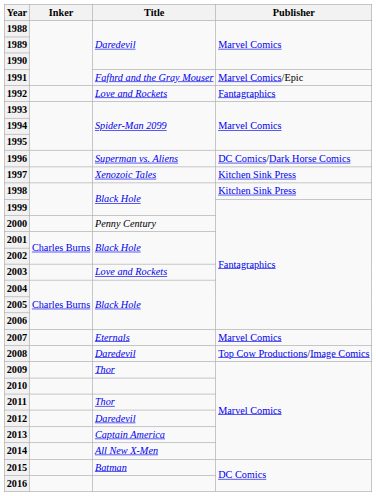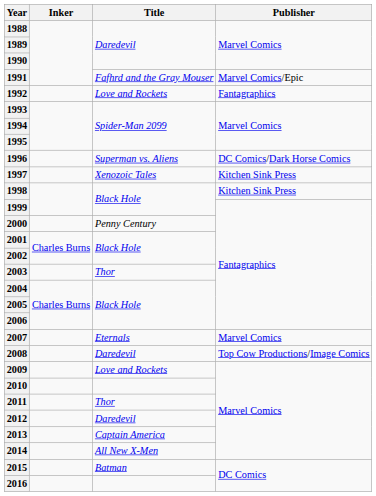(131, 272) Love and Rockets -> (105, 272) Thor
(105, 369) Thor -> (131, 369) Love and Rockets
